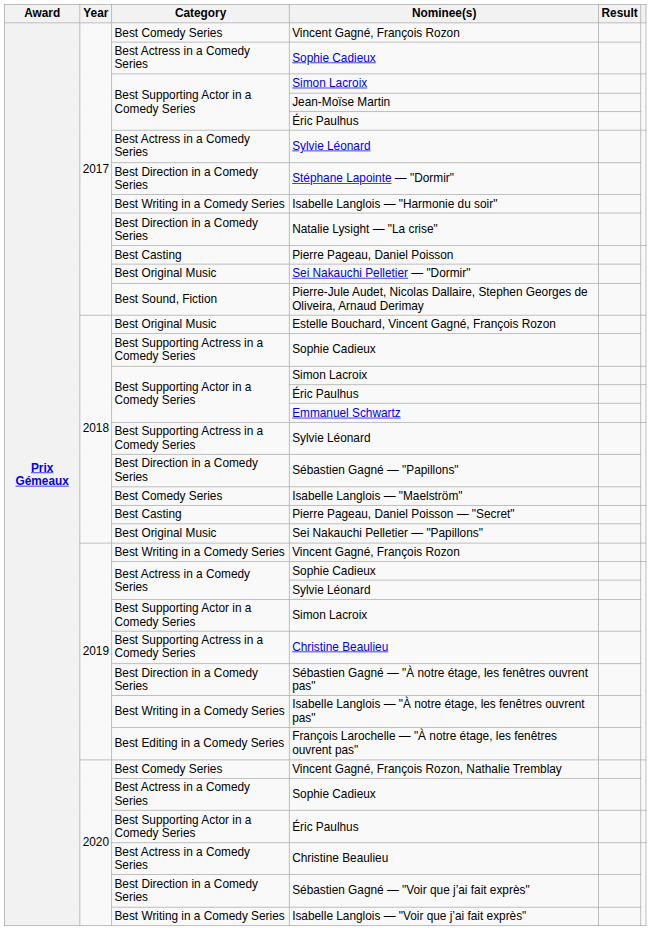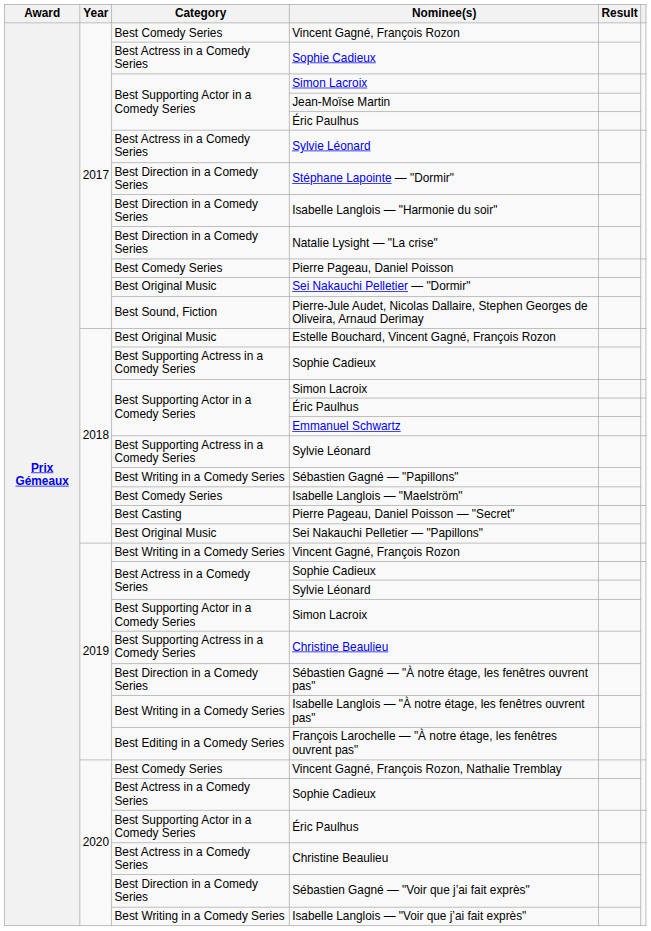(200, 204) Best Writing in a Comedy Series -> (186, 210) Best Direction in a Comedy Series
(148, 254) Best Casting -> (168, 268) Best Comedy Series
(186, 470) Best Direction in a Comedy Series -> (200, 477) Best Writing in a Comedy Series
